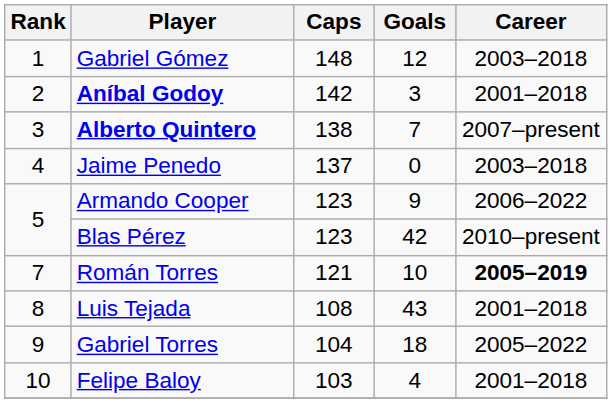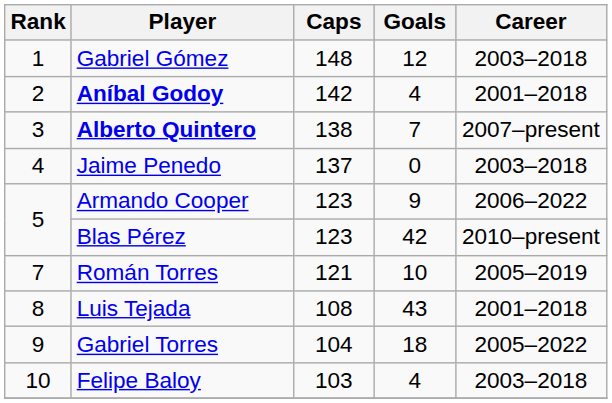(415, 93) 3 -> (415, 93) 4
(531, 272) bold -> (531, 272) normal
(531, 380) 2001–2018 -> (531, 380) 2003–2018
